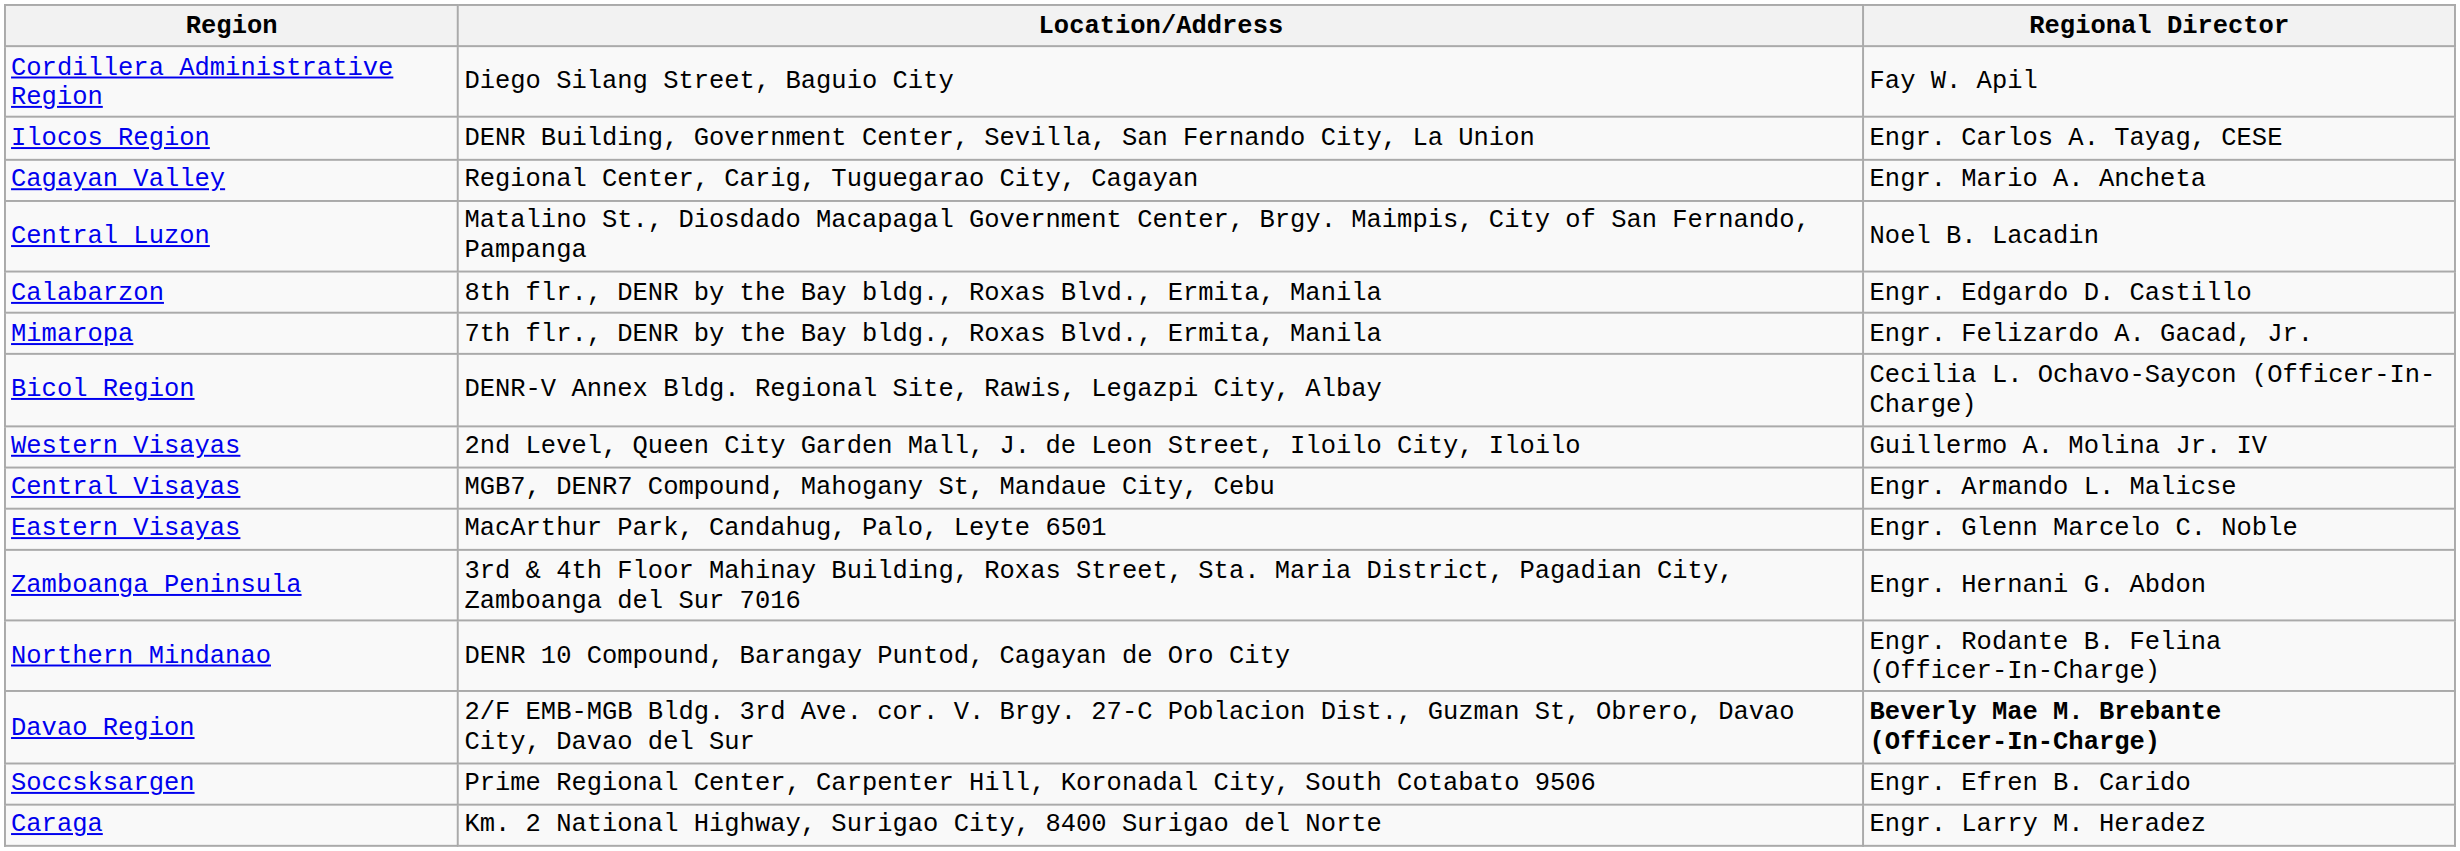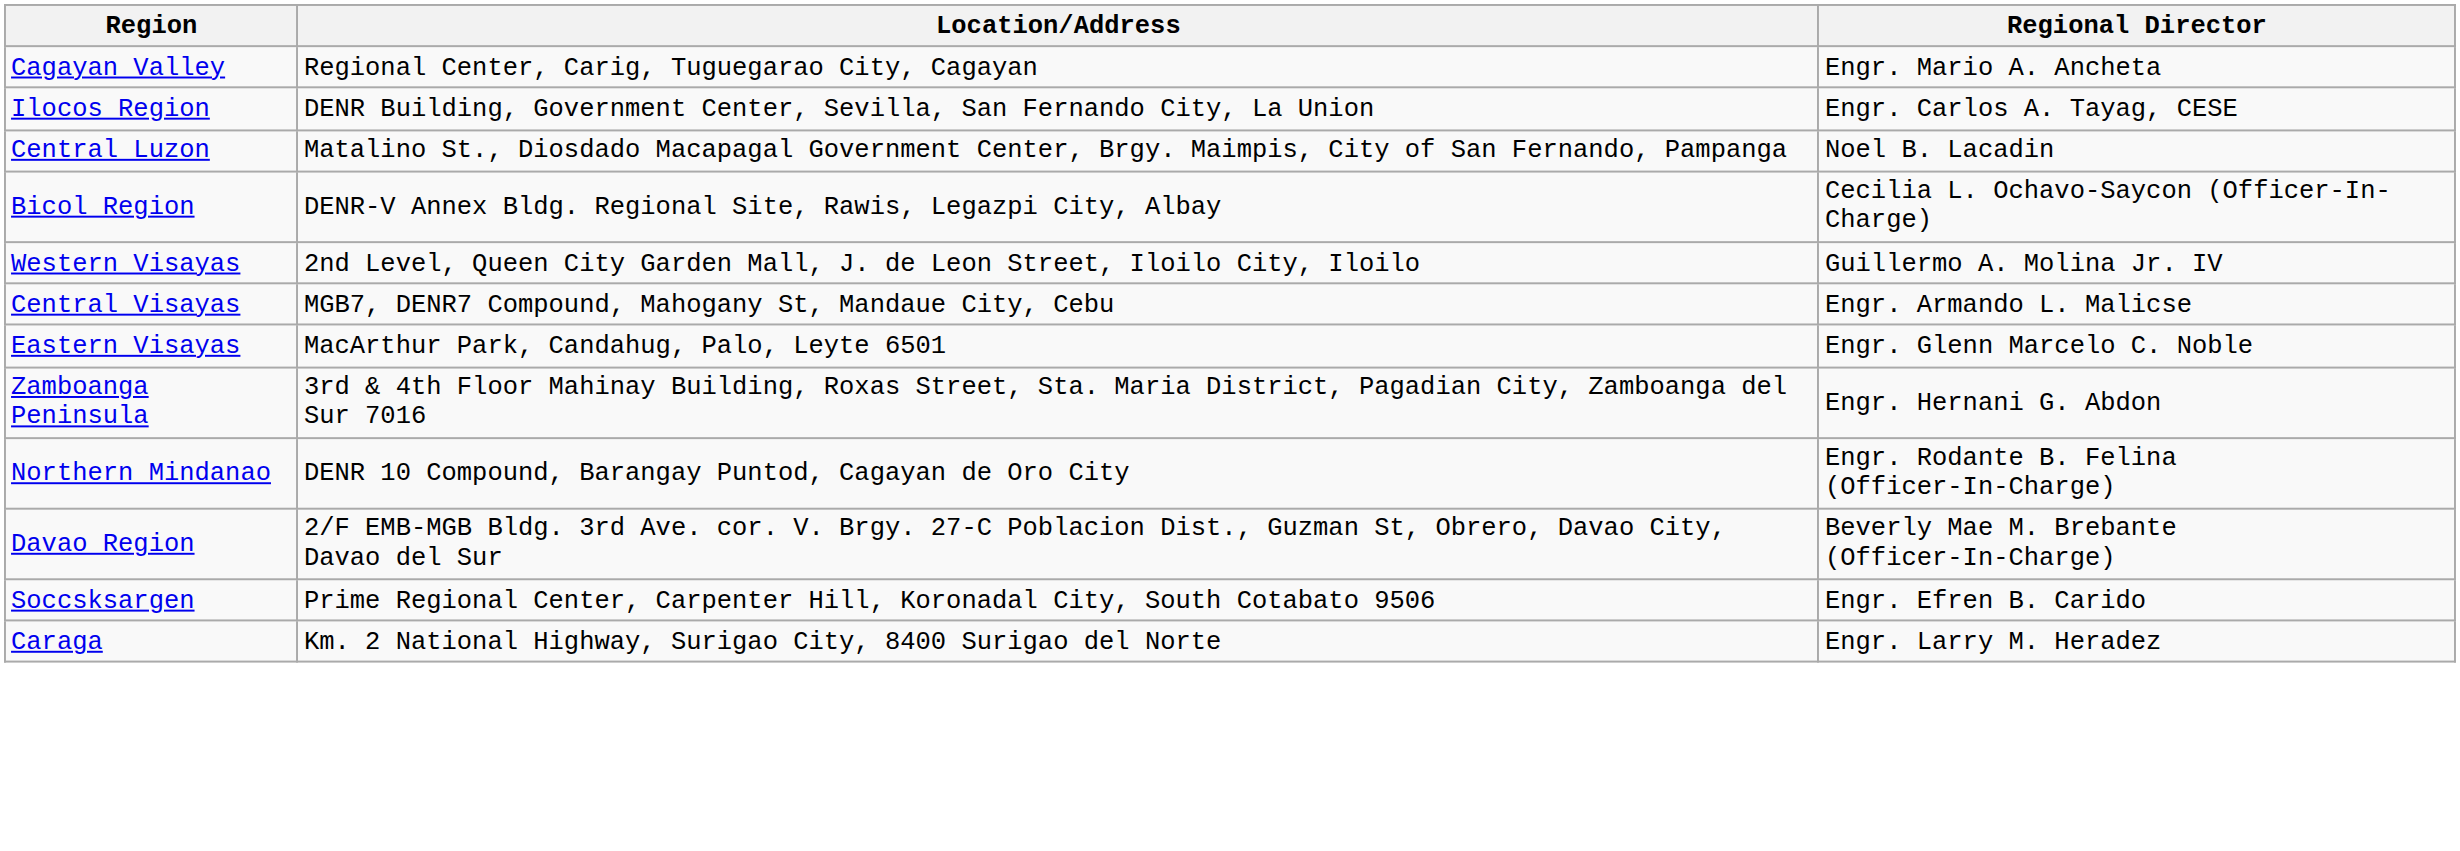- row: (202, 82)
rows swapped: (110, 138) <-> (118, 180)
- row: (87, 292)
- row: (72, 334)
(2045, 727) bold -> (2001, 544) normal
